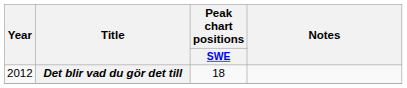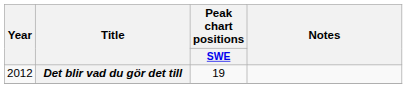(219, 74) 18 -> (219, 74) 19
